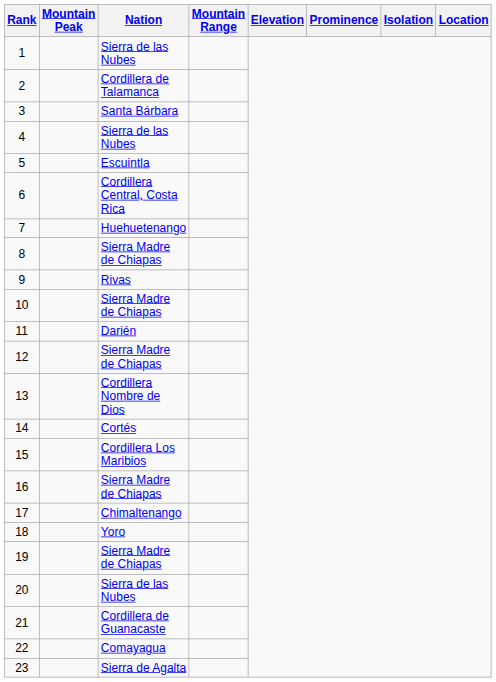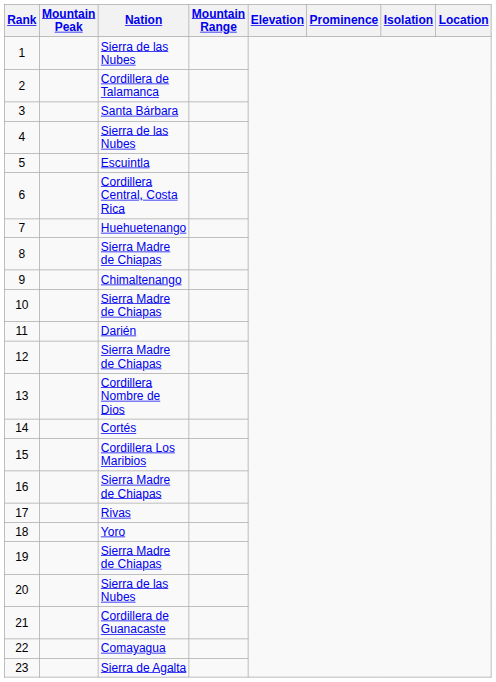(116, 279) Rivas -> (141, 279) Chimaltenango
(141, 513) Chimaltenango -> (116, 513) Rivas
